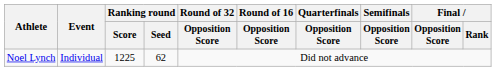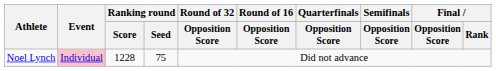(82, 58) no background -> (82, 58) pink background
(125, 58) 1225 -> (125, 58) 1228
(161, 58) 62 -> (161, 58) 75
